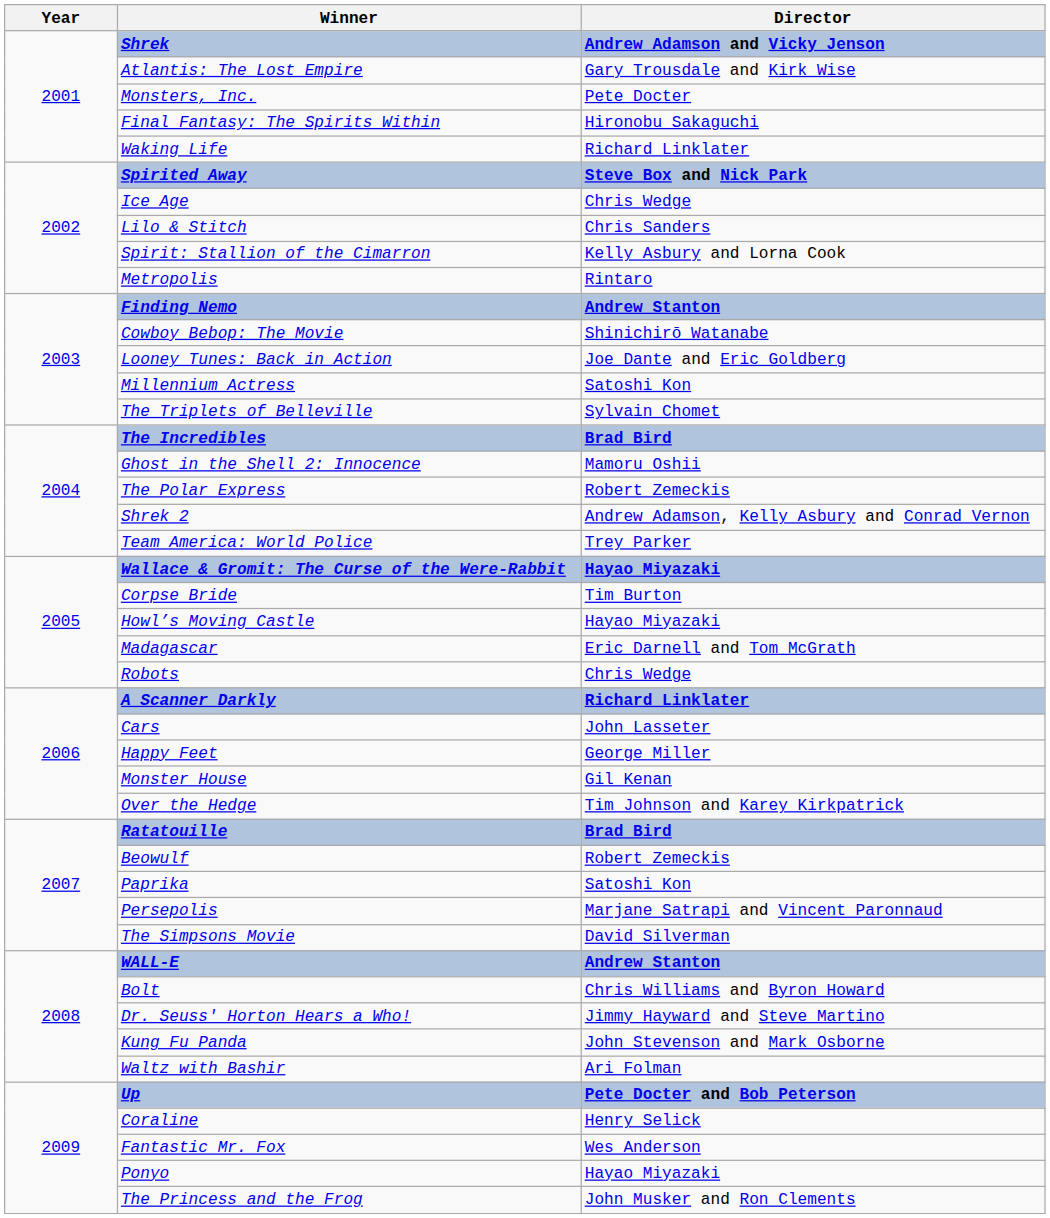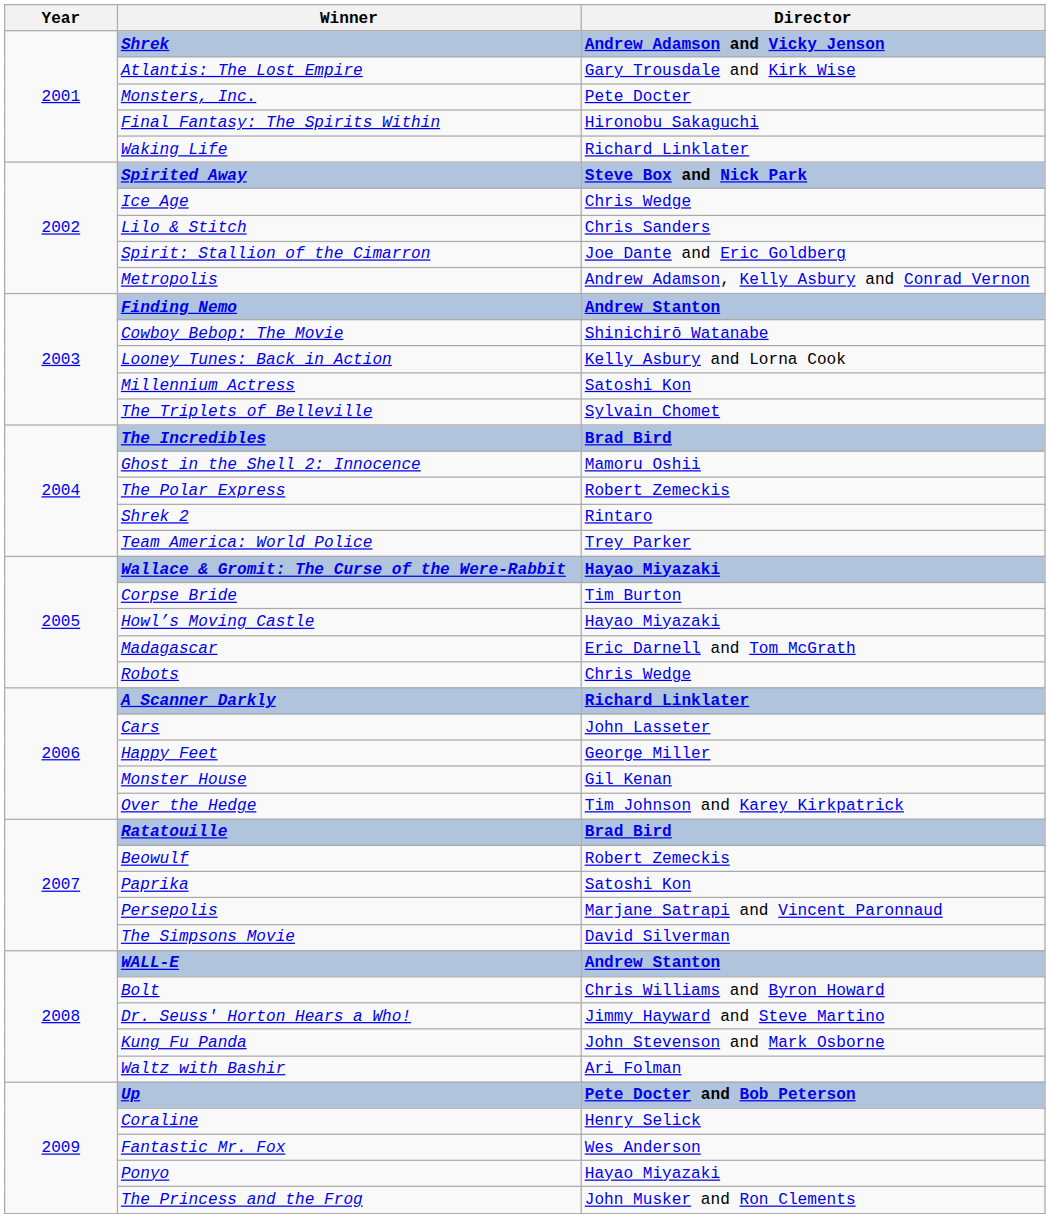(715, 254) Kelly Asbury and Lorna Cook -> (715, 254) Joe Dante and Eric Goldberg
(619, 280) Rintaro -> (807, 280) Andrew Adamson, Kelly Asbury and Conrad Vernon
(715, 359) Joe Dante and Eric Goldberg -> (715, 359) Kelly Asbury and Lorna Cook
(807, 517) Andrew Adamson, Kelly Asbury and Conrad Vernon -> (619, 517) Rintaro
